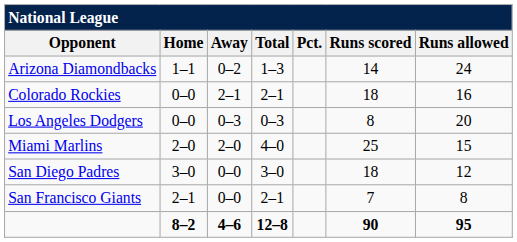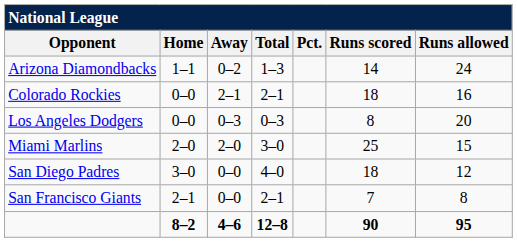(272, 146) 4–0 -> (272, 146) 3–0
(272, 172) 3–0 -> (272, 172) 4–0
